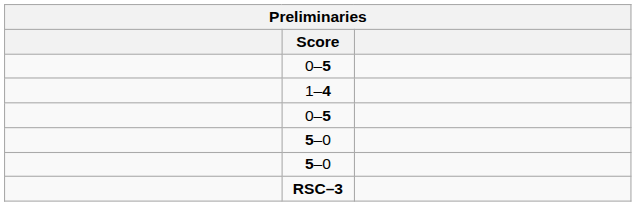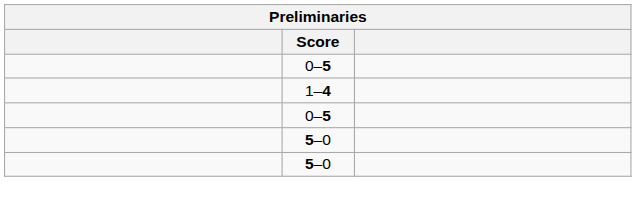- row: (143, 189)
